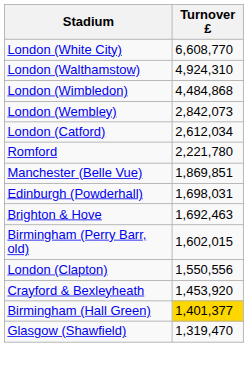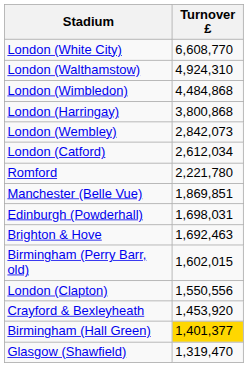+ row: (63, 111)
